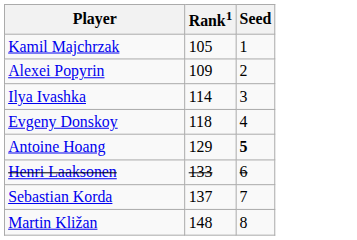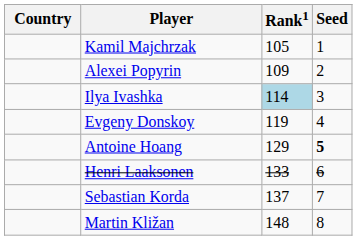+ column: (43, 19)
(200, 96) no background -> (277, 96) lightblue background
(200, 121) 118 -> (277, 121) 119
